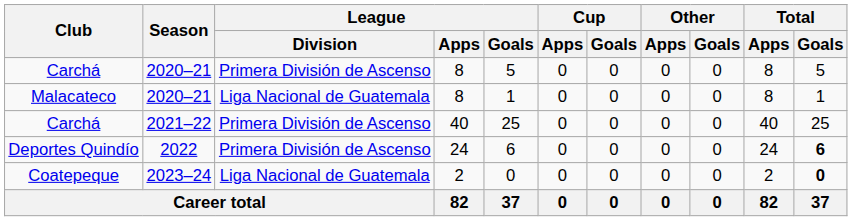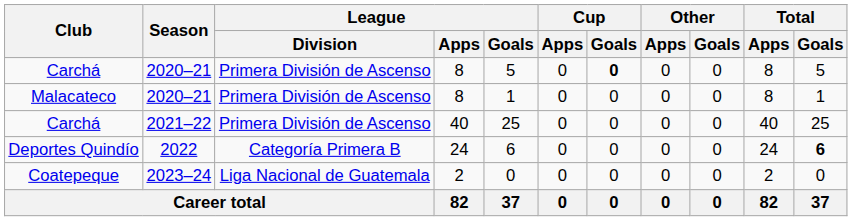(614, 70) normal -> (614, 70) bold
(325, 96) Liga Nacional de Guatemala -> (325, 96) Primera División de Ascenso
(325, 149) Primera División de Ascenso -> (325, 149) Categoría Primera B
(820, 176) bold -> (820, 176) normal
